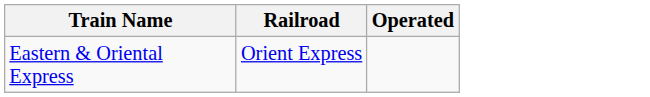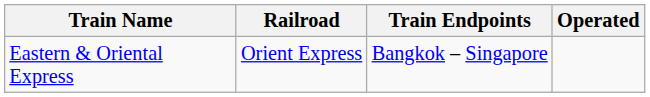+ column: (460, 20)
